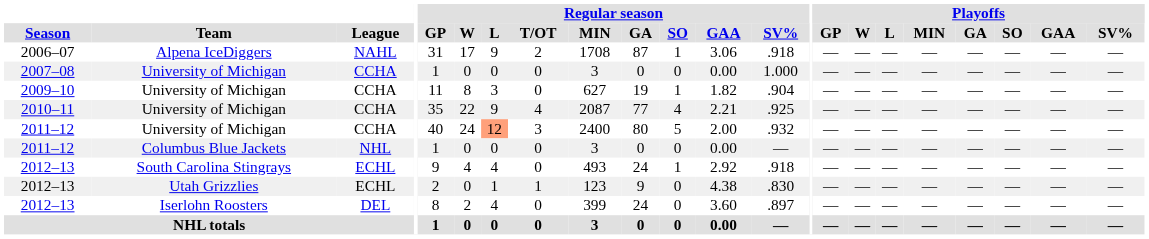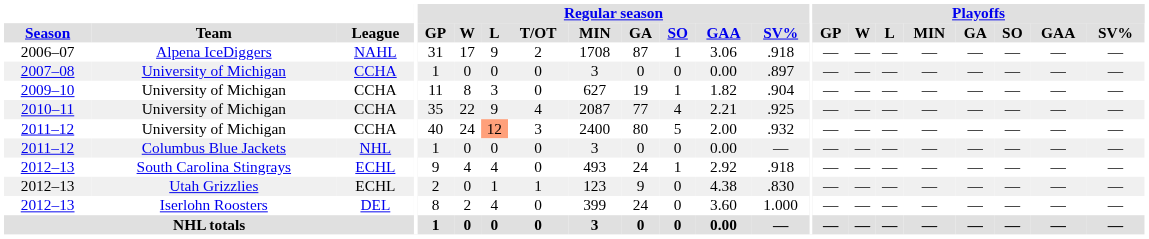(781, 71) 1.000 -> (781, 71) .897
(781, 205) .897 -> (781, 205) 1.000
